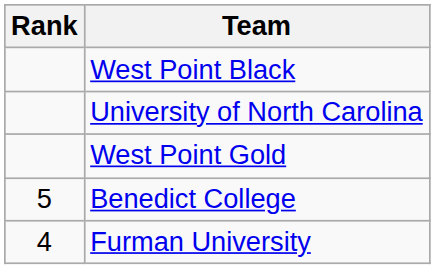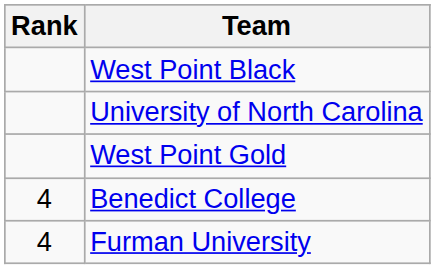(44, 198) 5 -> (44, 198) 4
